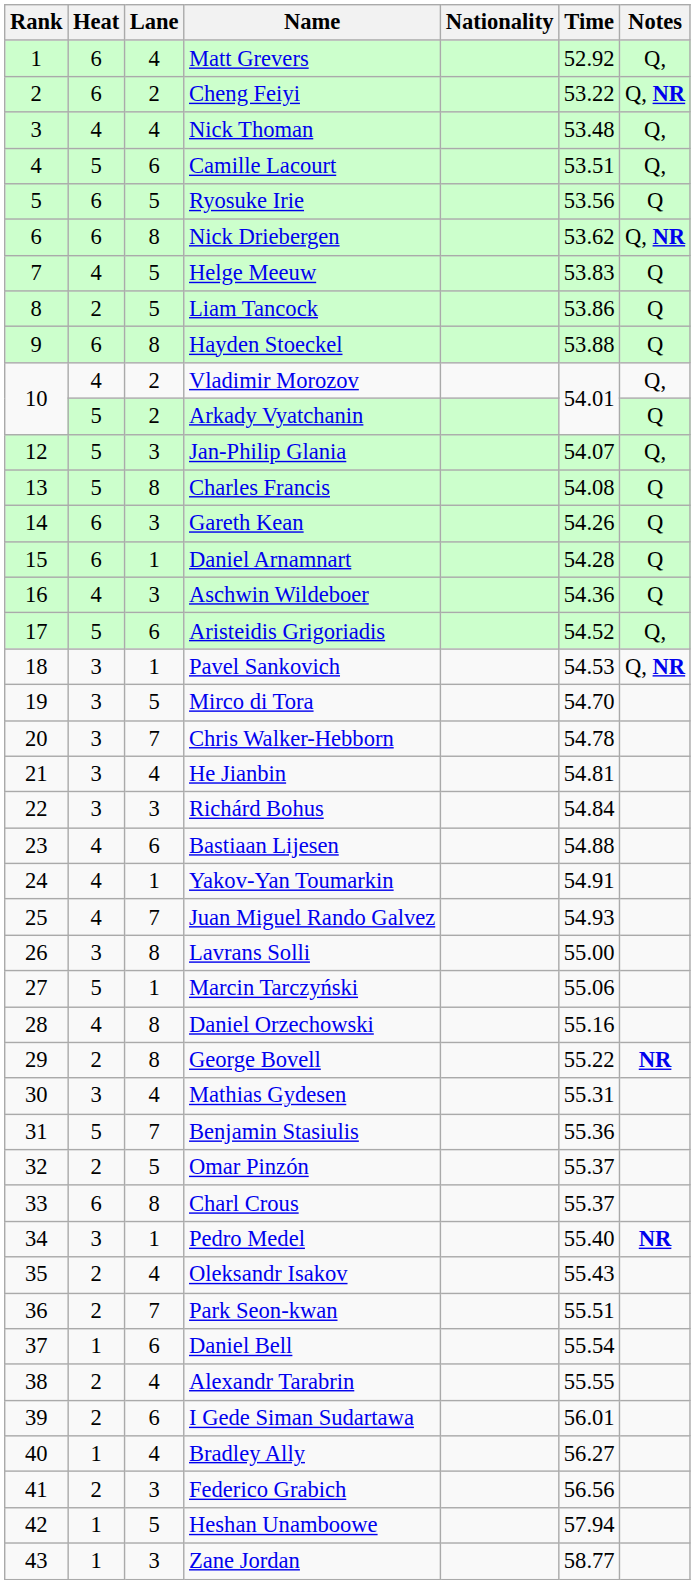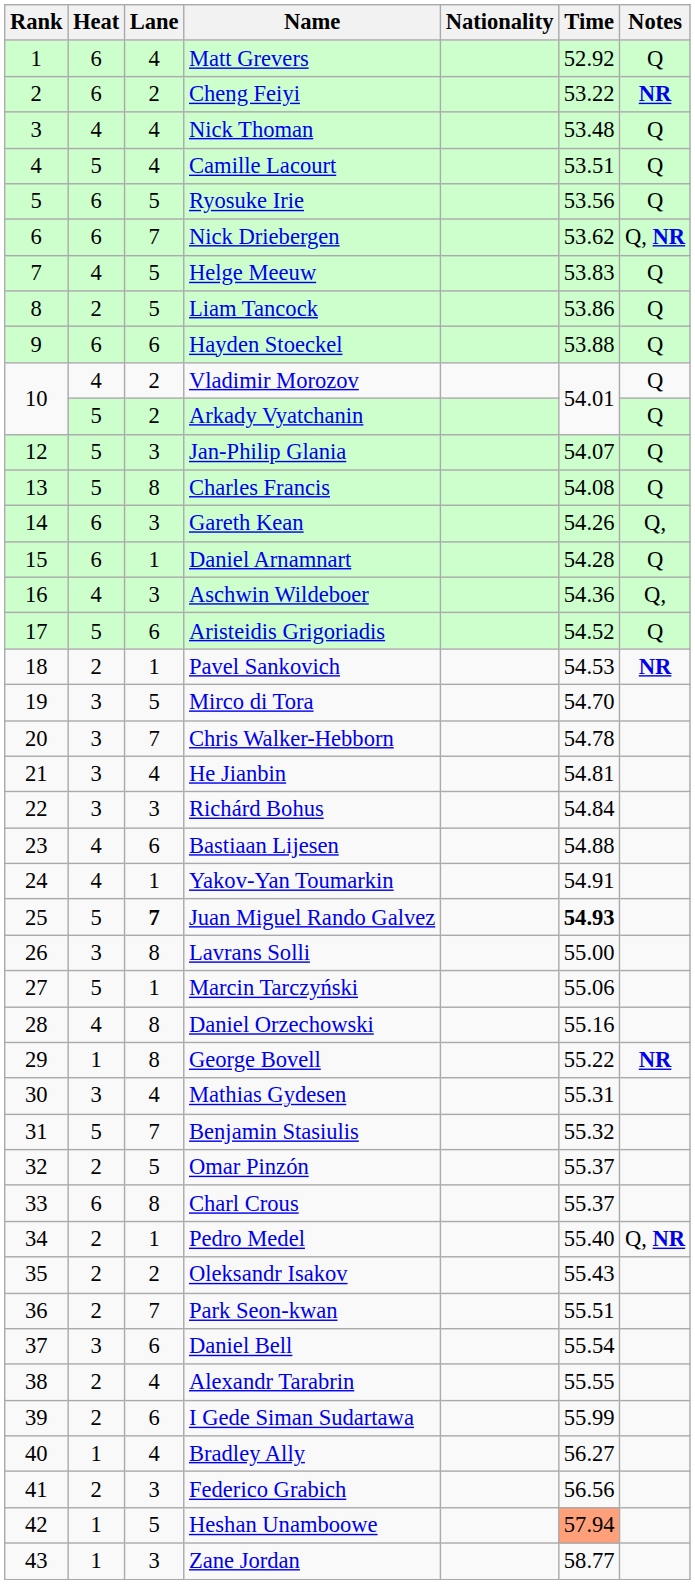(655, 58) Q, -> (655, 58) Q
(655, 93) Q, NR -> (655, 93) NR
(655, 129) Q, -> (655, 129) Q
(154, 165) 6 -> (154, 165) 4
(655, 165) Q, -> (655, 165) Q
(154, 237) 8 -> (154, 237) 7
(154, 344) 8 -> (154, 344) 6
(655, 380) Q, -> (655, 380) Q
(655, 451) Q, -> (655, 451) Q
(655, 523) Q -> (655, 523) Q,
(655, 594) Q -> (655, 594) Q,
(655, 630) Q, -> (655, 630) Q
(96, 666) 3 -> (96, 666) 2
(655, 666) Q, NR -> (655, 666) NR
(96, 916) 4 -> (96, 916) 5
(154, 916) normal -> (154, 916) bold
(589, 916) normal -> (589, 916) bold
(96, 1059) 2 -> (96, 1059) 1
(589, 1131) 55.36 -> (589, 1131) 55.32
(96, 1238) 3 -> (96, 1238) 2
(655, 1238) NR -> (655, 1238) Q, NR
(154, 1274) 4 -> (154, 1274) 2
(96, 1346) 1 -> (96, 1346) 3
(589, 1417) 56.01 -> (589, 1417) 55.99
(589, 1525) no background -> (589, 1525) lightsalmon background
